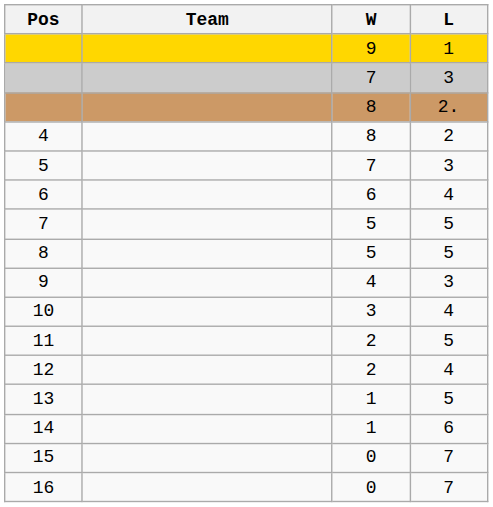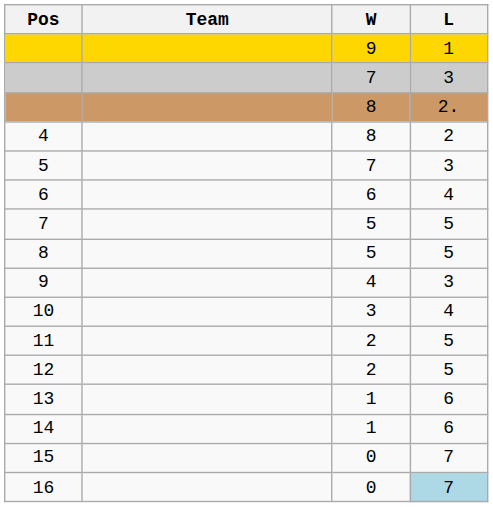(449, 370) 4 -> (449, 370) 5
(449, 399) 5 -> (449, 399) 6
(449, 487) no background -> (449, 487) lightblue background
